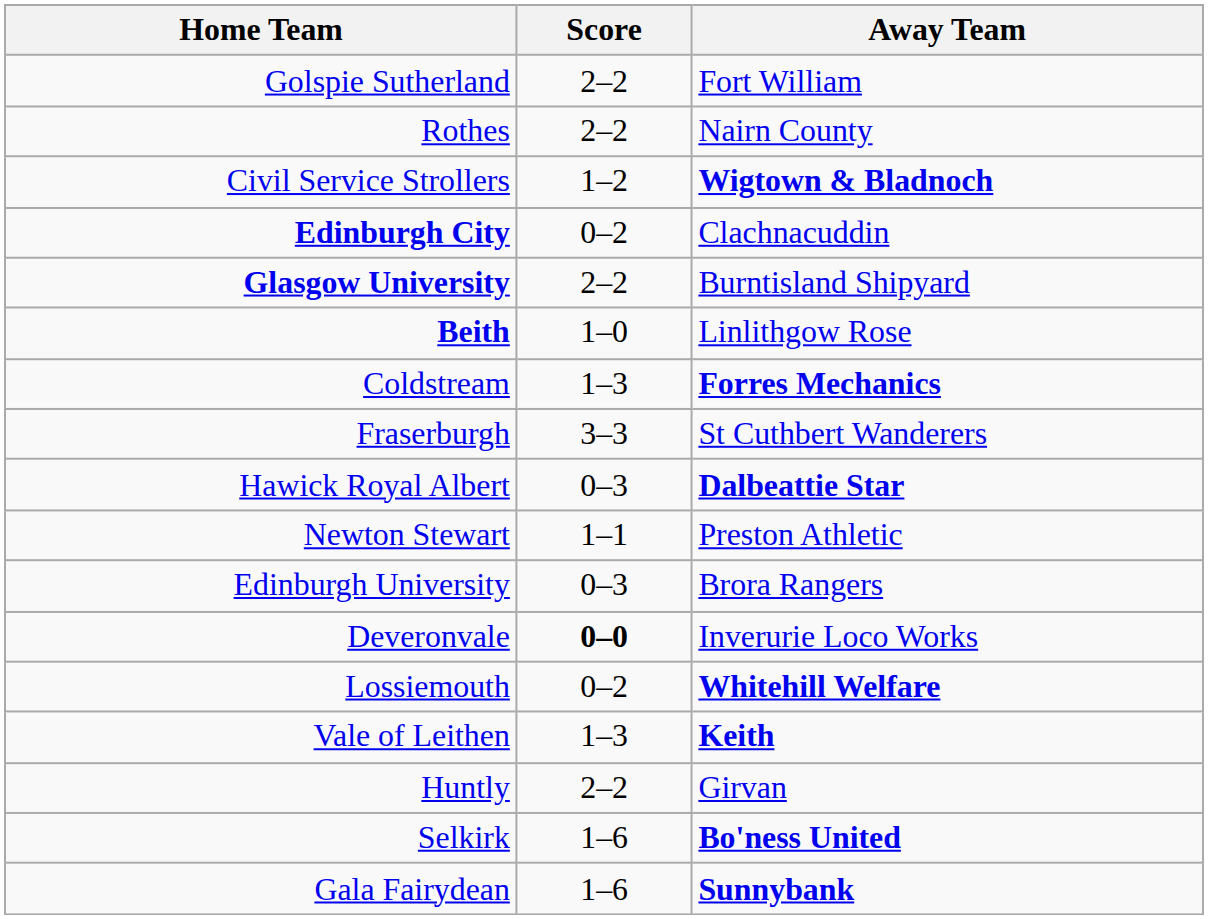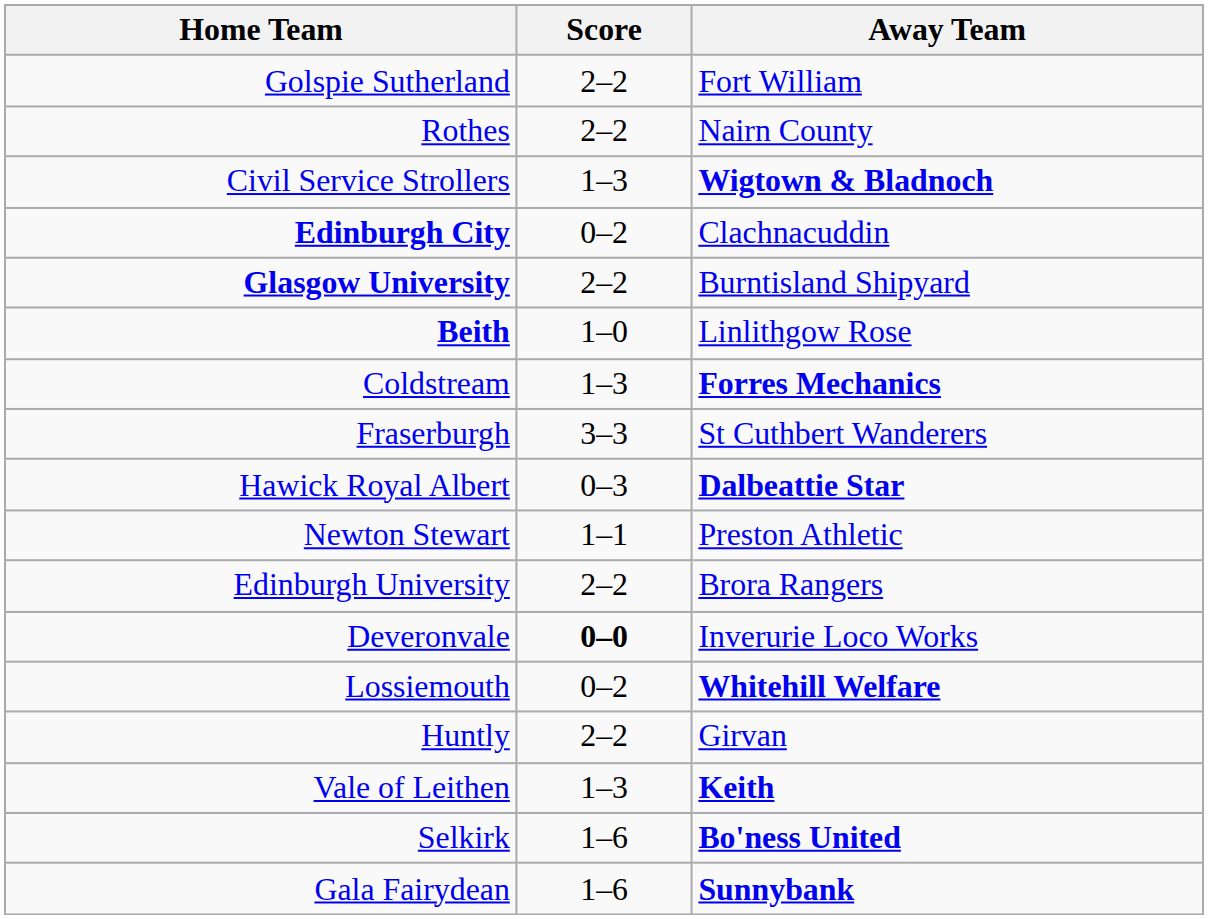(604, 181) 1–2 -> (604, 181) 1–3
(604, 585) 0–3 -> (604, 585) 2–2
rows swapped: (412, 736) <-> (466, 787)
